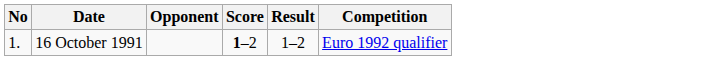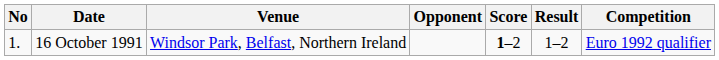+ column: (278, 17)
